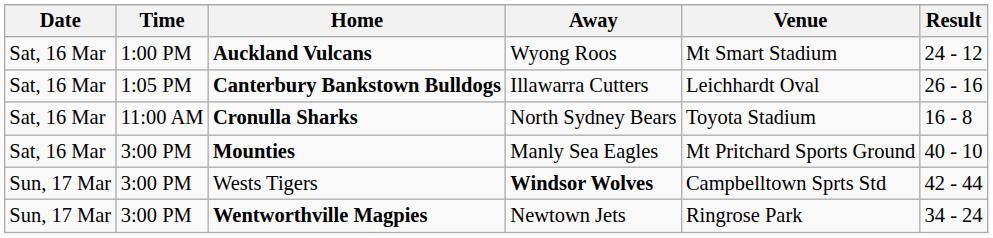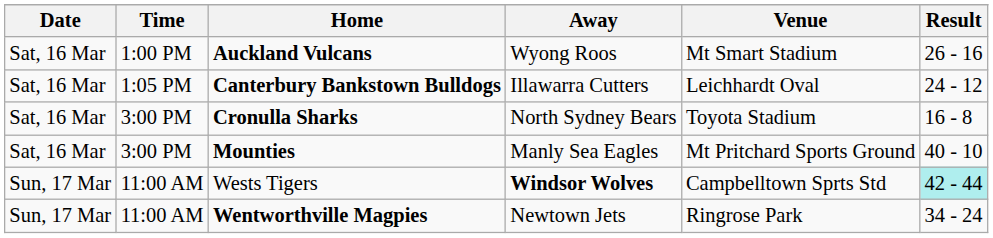(954, 53) 24 - 12 -> (954, 53) 26 - 16
(954, 85) 26 - 16 -> (954, 85) 24 - 12
(162, 118) 11:00 AM -> (156, 118) 3:00 PM
(156, 183) 3:00 PM -> (162, 183) 11:00 AM
(954, 183) no background -> (954, 183) paleturquoise background
(156, 215) 3:00 PM -> (162, 215) 11:00 AM
